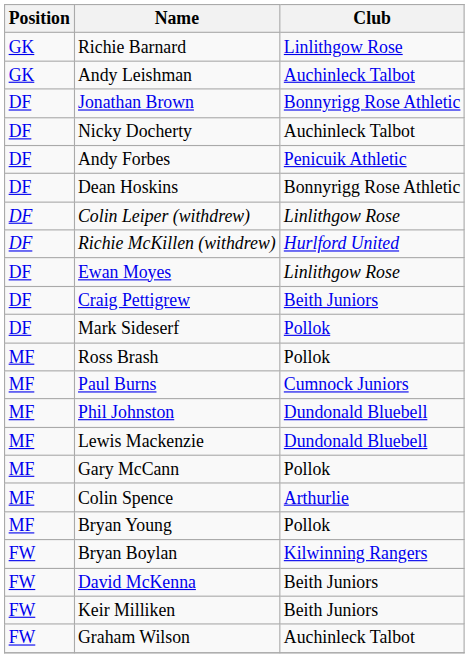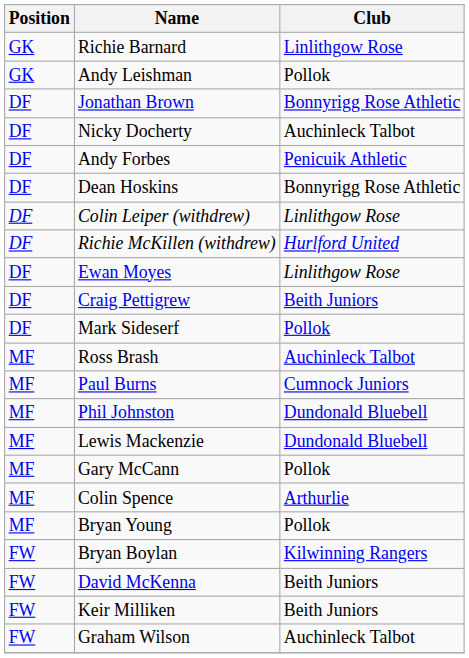(349, 74) Auchinleck Talbot -> (307, 74) Pollok
(307, 356) Pollok -> (349, 356) Auchinleck Talbot
